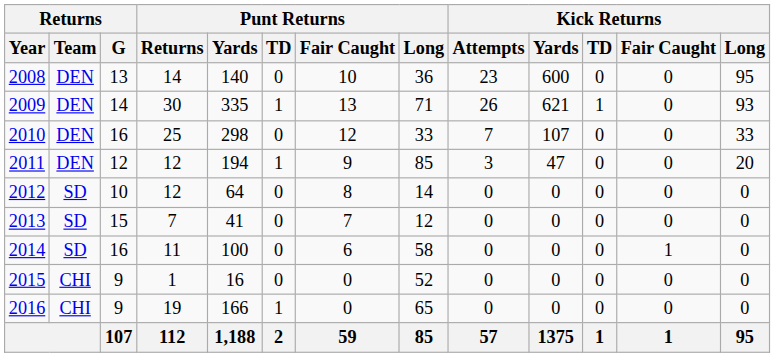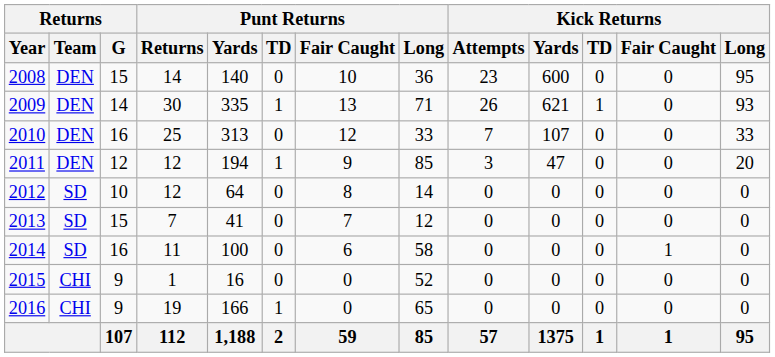(119, 76) 13 -> (119, 76) 15
(235, 134) 298 -> (235, 134) 313
